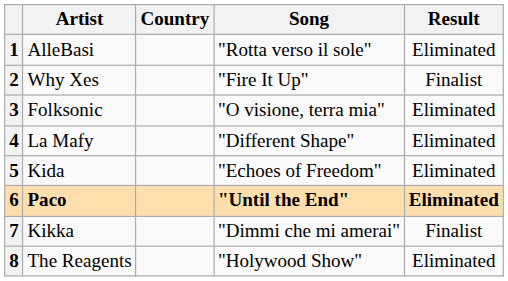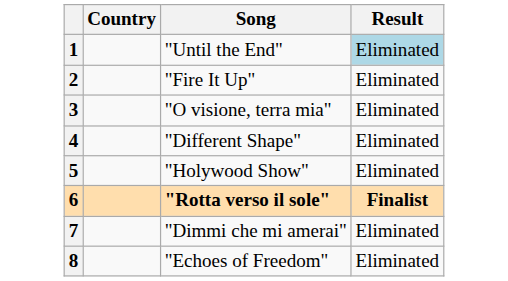- column: (80, 19)
(295, 49) "Rotta verso il sole" -> (224, 49) "Until the End"
(454, 49) no background -> (397, 49) lightblue background
(454, 79) Finalist -> (397, 79) Eliminated
(300, 170) "Echoes of Freedom" -> (237, 170) "Holywood Show"
(284, 200) "Until the End" -> (247, 200) "Rotta verso il sole"
(454, 200) Eliminated -> (397, 200) Finalist
(454, 230) Finalist -> (397, 230) Eliminated
(290, 261) "Holywood Show" -> (246, 261) "Echoes of Freedom"
